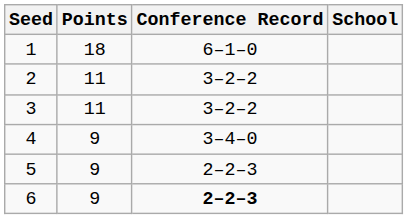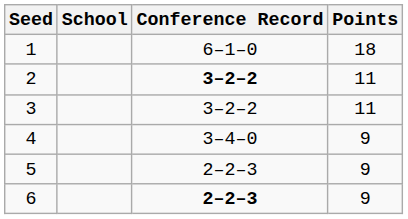columns swapped: (365, 20) <-> (95, 20)
(230, 79) normal -> (230, 79) bold
